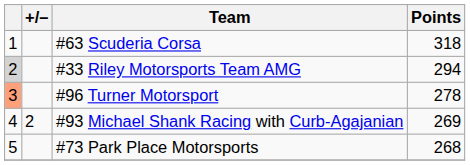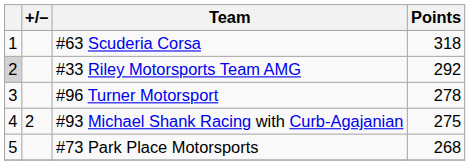(448, 70) 294 -> (448, 70) 292
(13, 96) lightsalmon background -> (13, 96) no background
(448, 122) 269 -> (448, 122) 275
